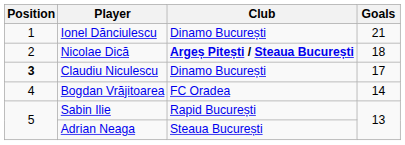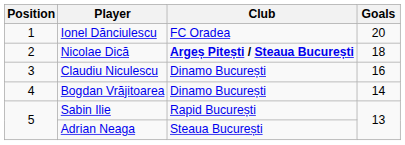(218, 33) Dinamo București -> (200, 33) FC Oradea
(378, 33) 21 -> (378, 33) 20
(31, 71) bold -> (31, 71) normal
(378, 71) 17 -> (378, 71) 16
(200, 91) FC Oradea -> (218, 91) Dinamo București
